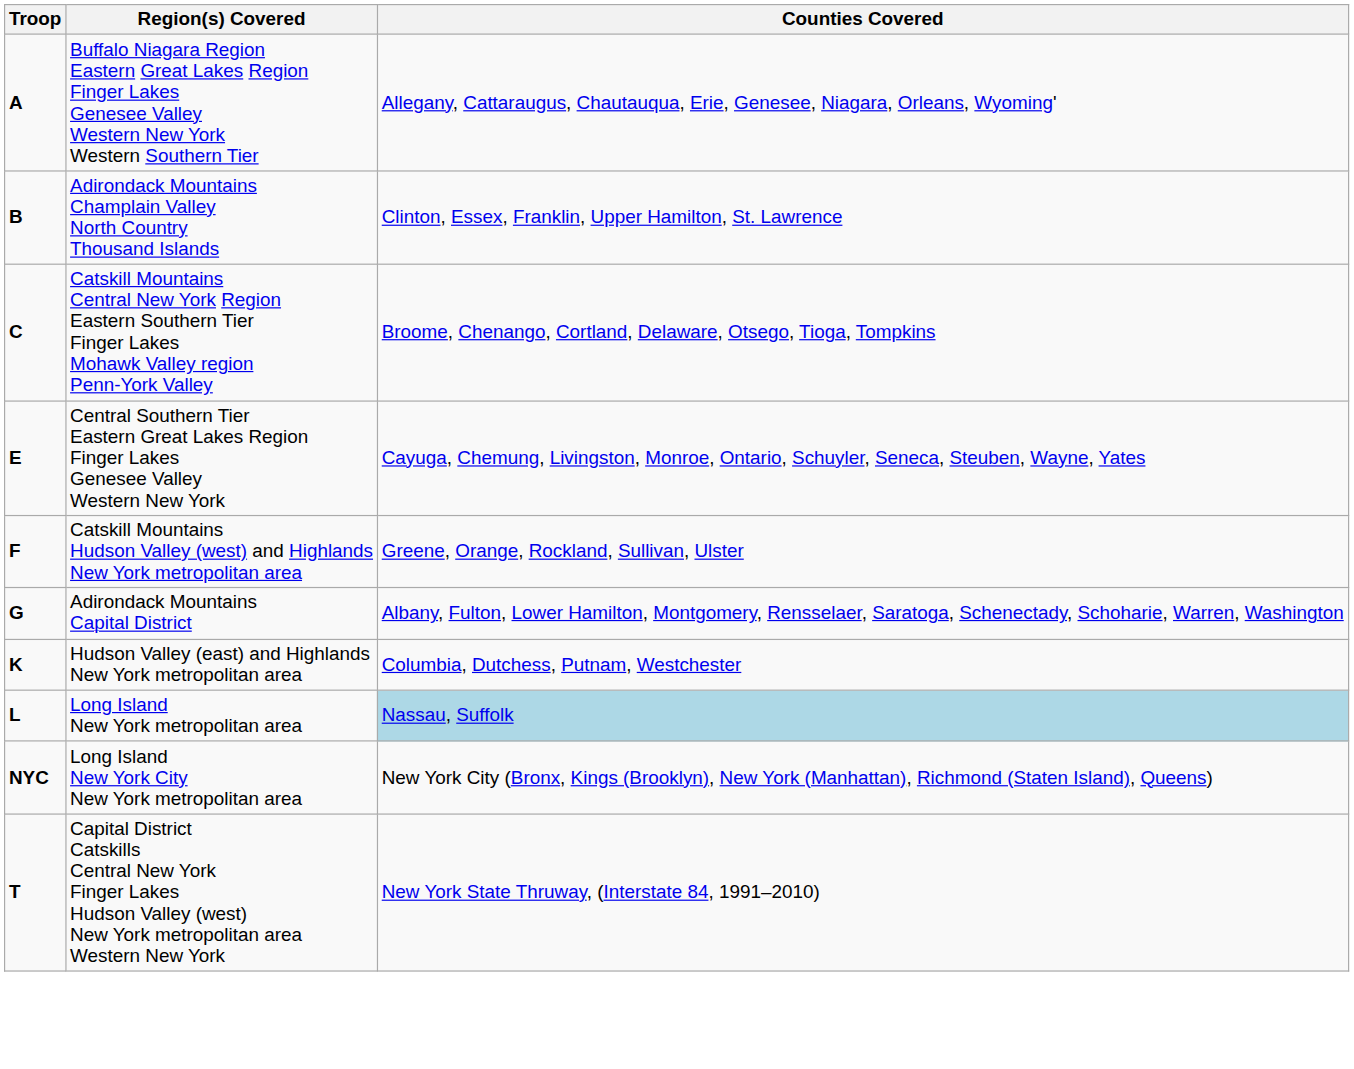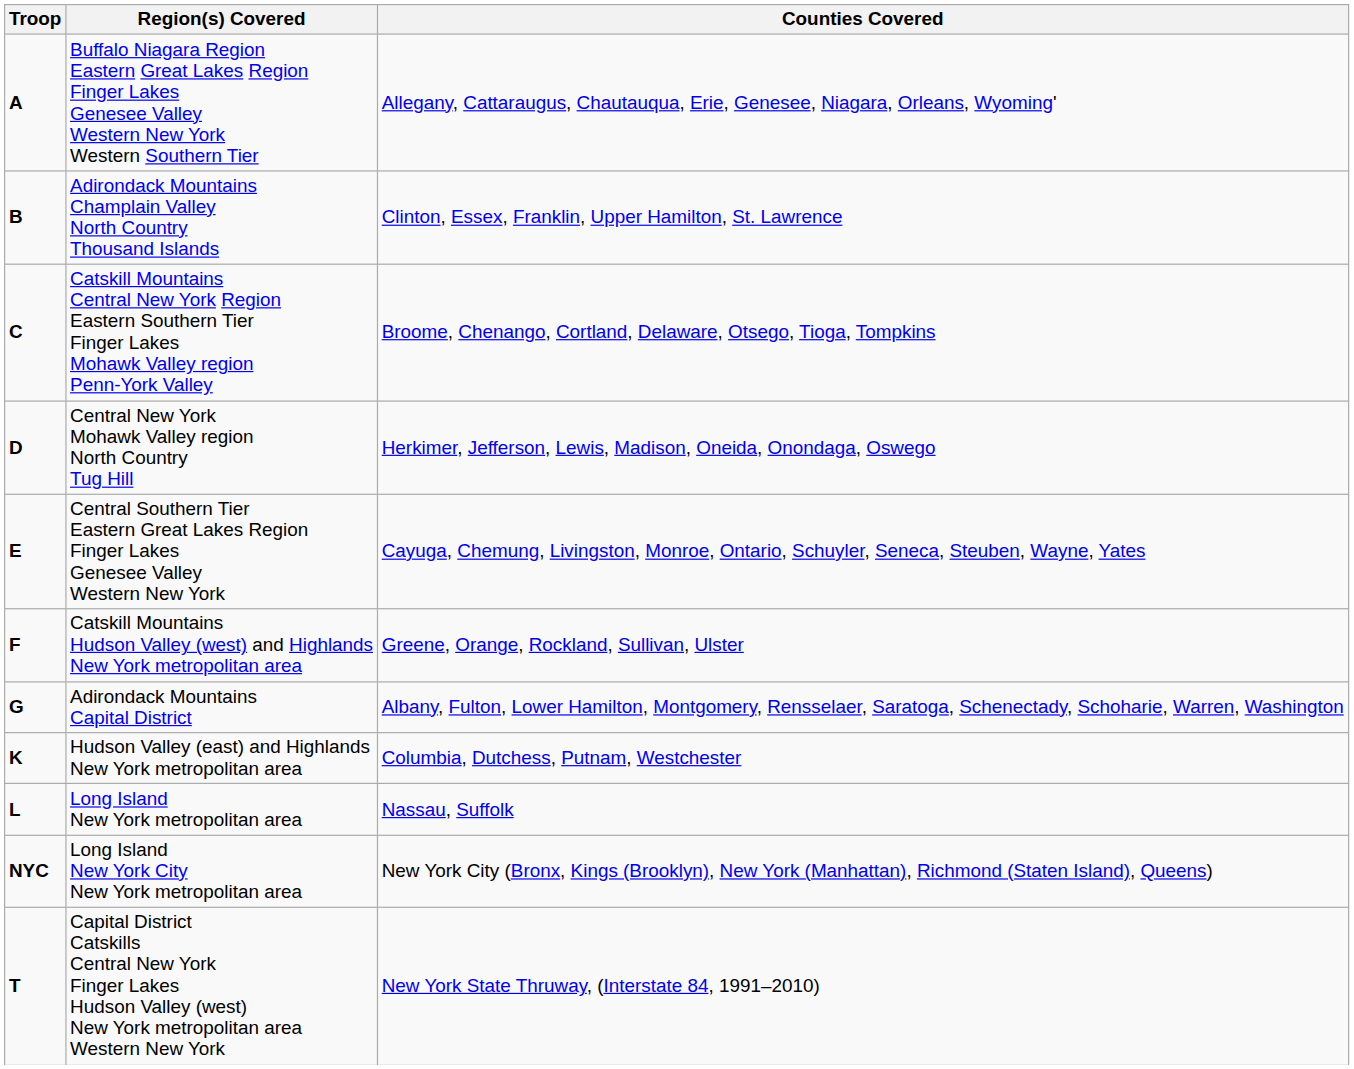+ row: (162, 447)
(448, 715) lightblue background -> (448, 809) no background
